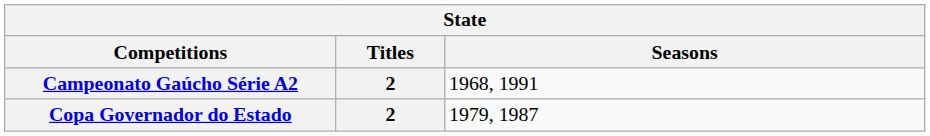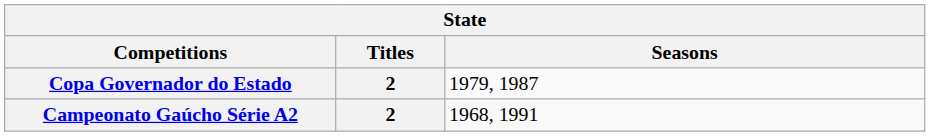rows swapped: (170, 114) <-> (170, 83)
